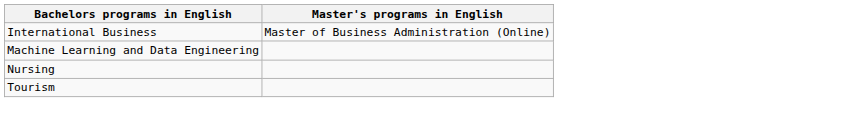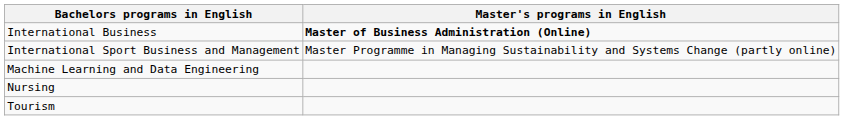(407, 32) normal -> (448, 32) bold
+ row: (154, 51)
